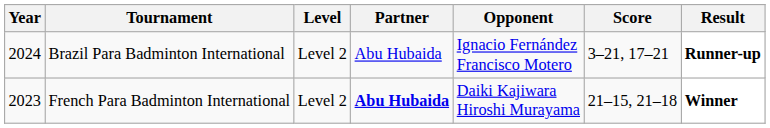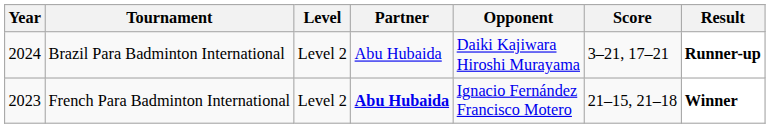(517, 54) Ignacio Fernández Francisco Motero -> (518, 54) Daiki Kajiwara Hiroshi Murayama
(518, 100) Daiki Kajiwara Hiroshi Murayama -> (517, 100) Ignacio Fernández Francisco Motero
